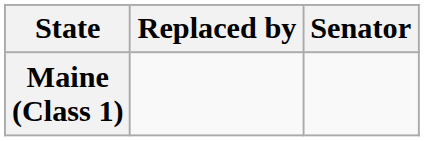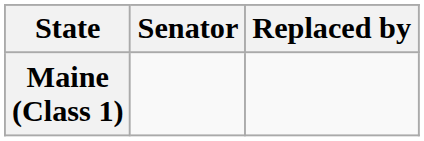columns swapped: (361, 28) <-> (217, 28)
